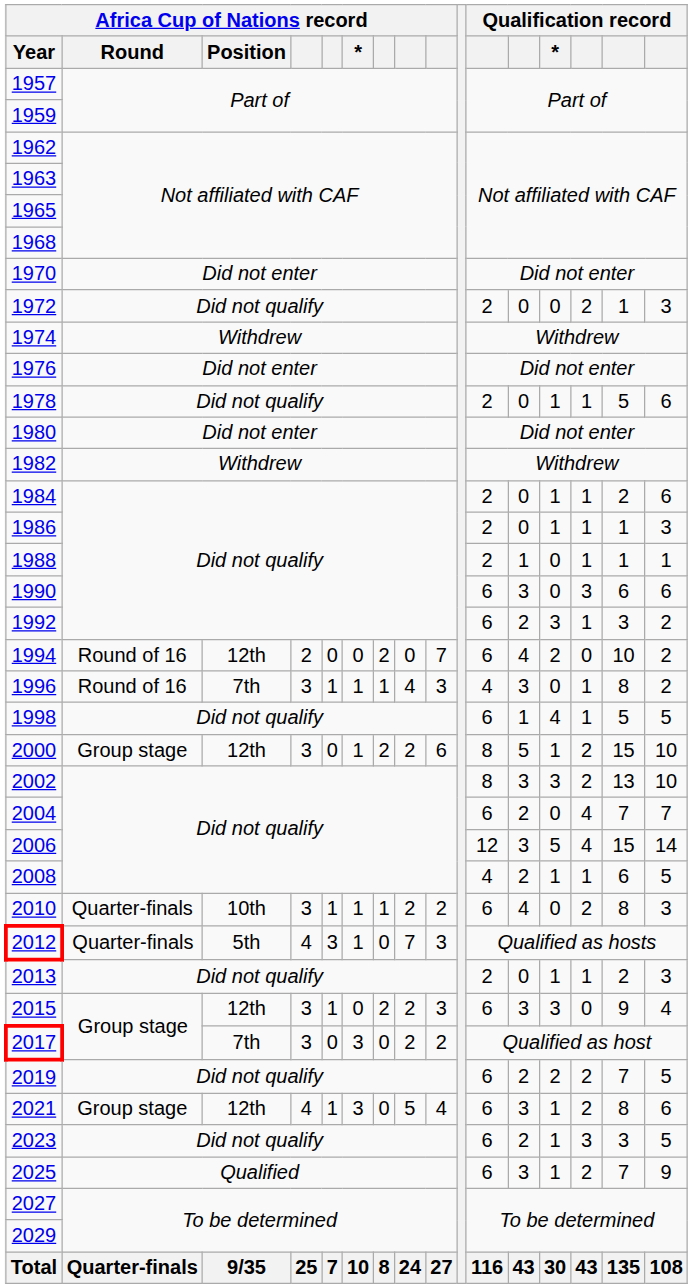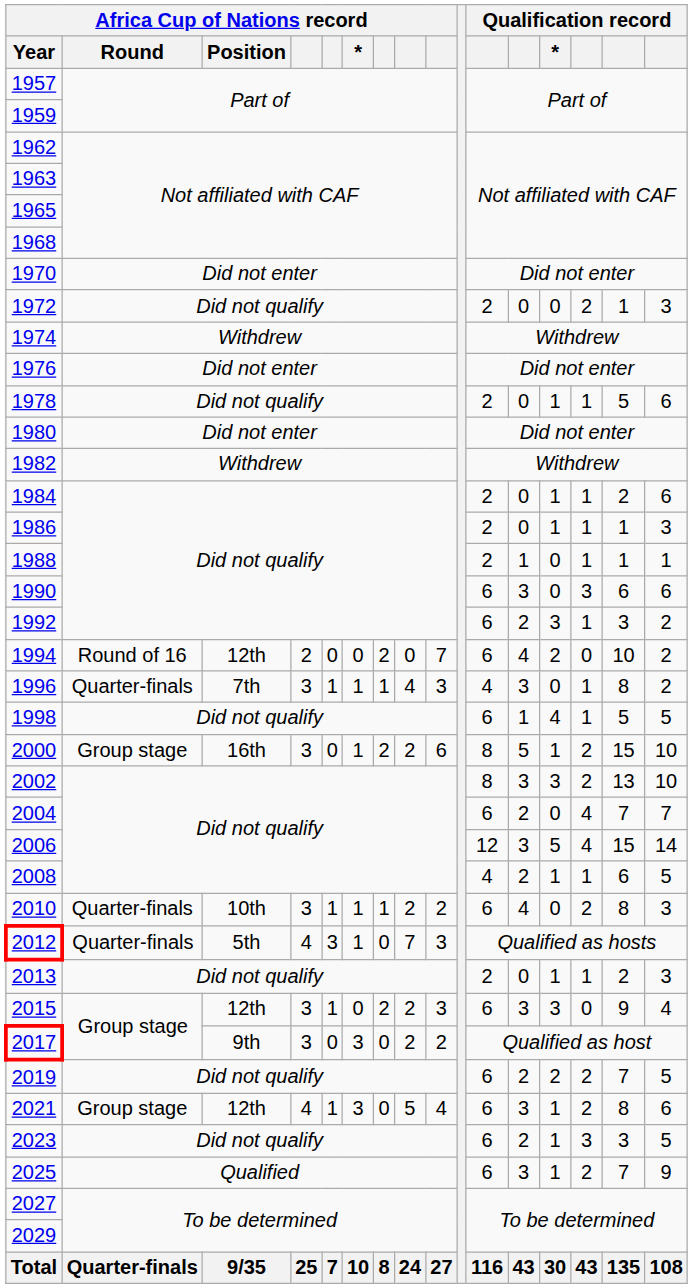(132, 686) Round of 16 -> (132, 686) Quarter-finals
(247, 749) 12th -> (247, 749) 16th
(246, 1042) 7th -> (246, 1042) 9th
